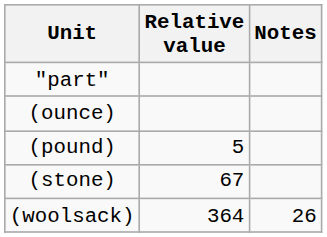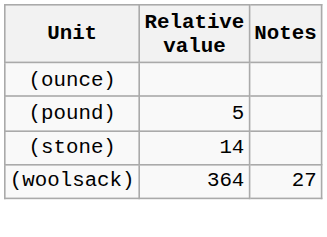- row: (72, 80)
(232, 181) 67 -> (232, 147) 14
(304, 215) 26 -> (304, 181) 27
